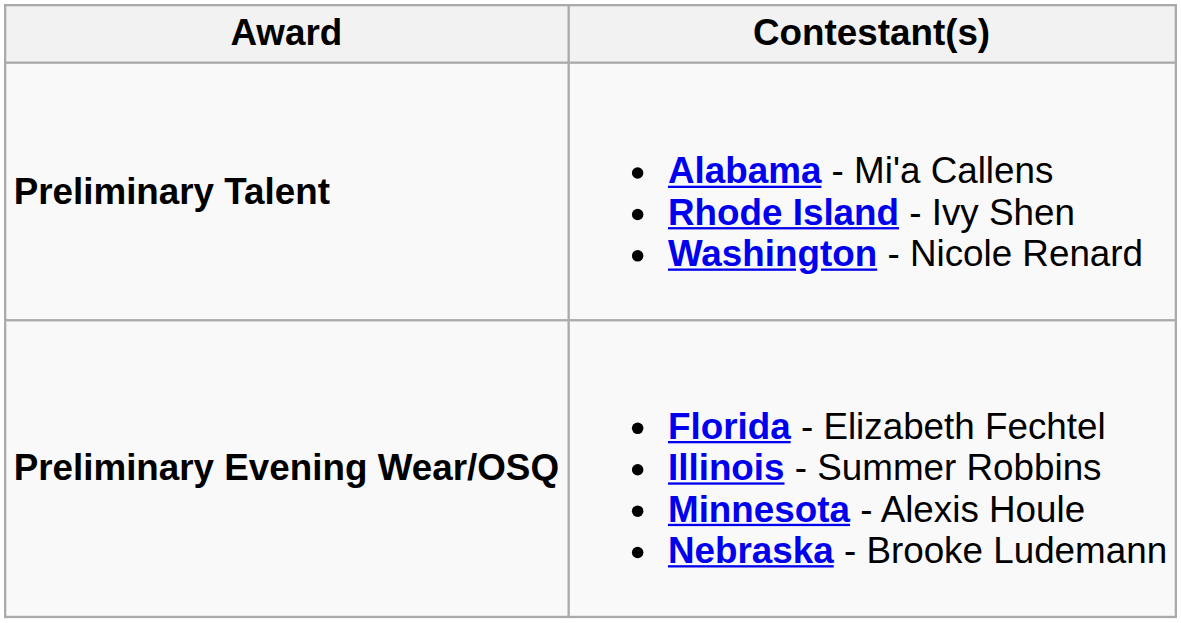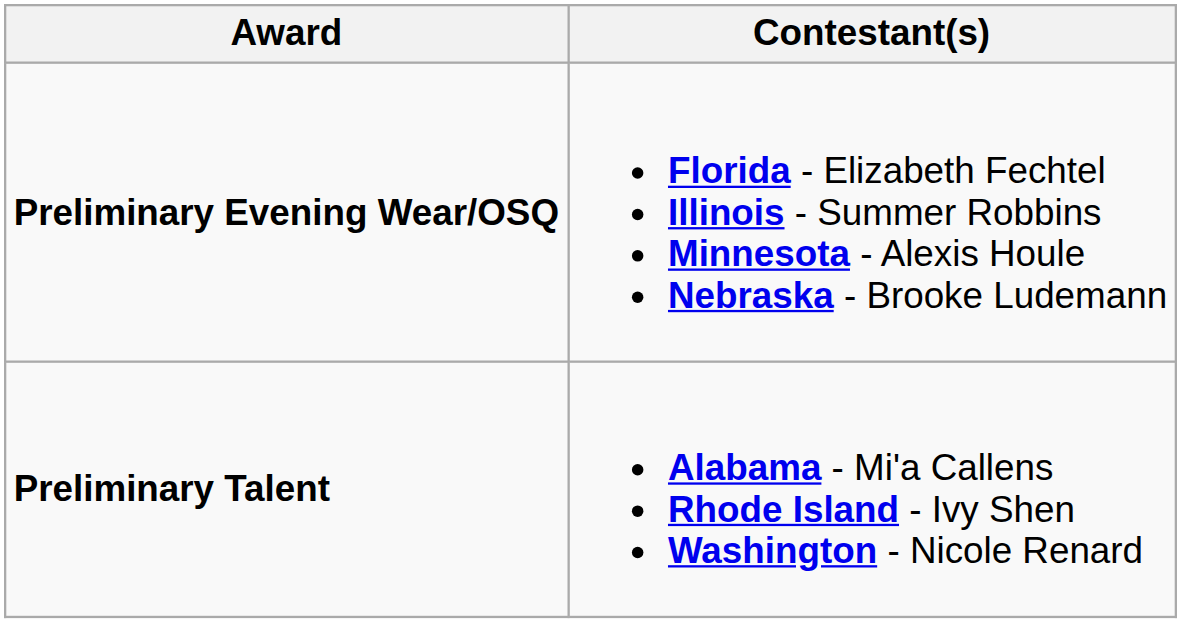rows swapped: (286, 467) <-> (172, 190)
